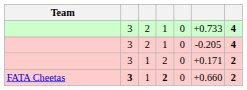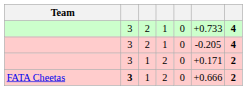(165, 77) bold -> (165, 77) normal
(208, 77) +0.660 -> (208, 77) +0.666
